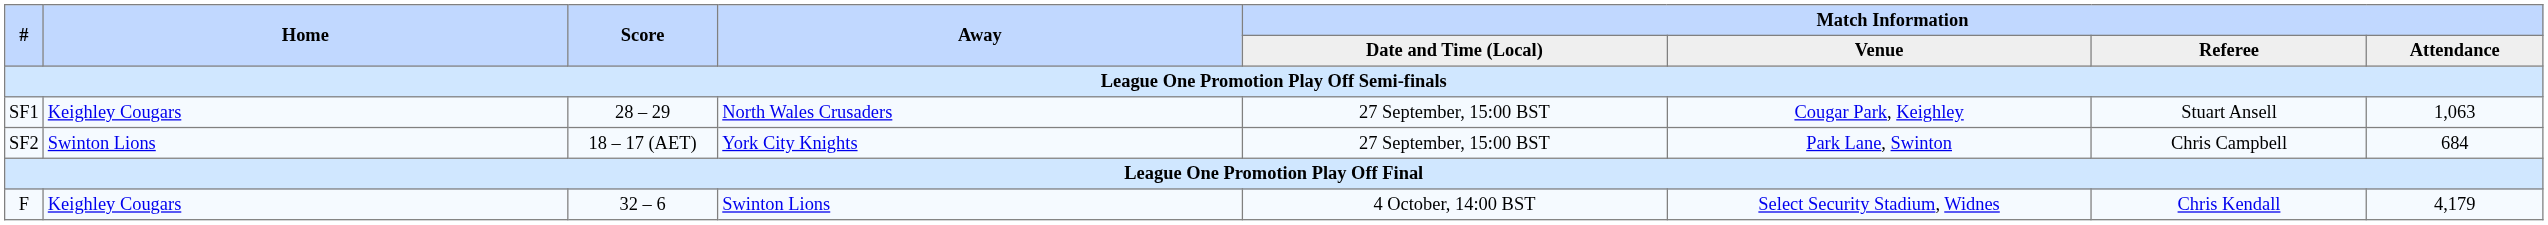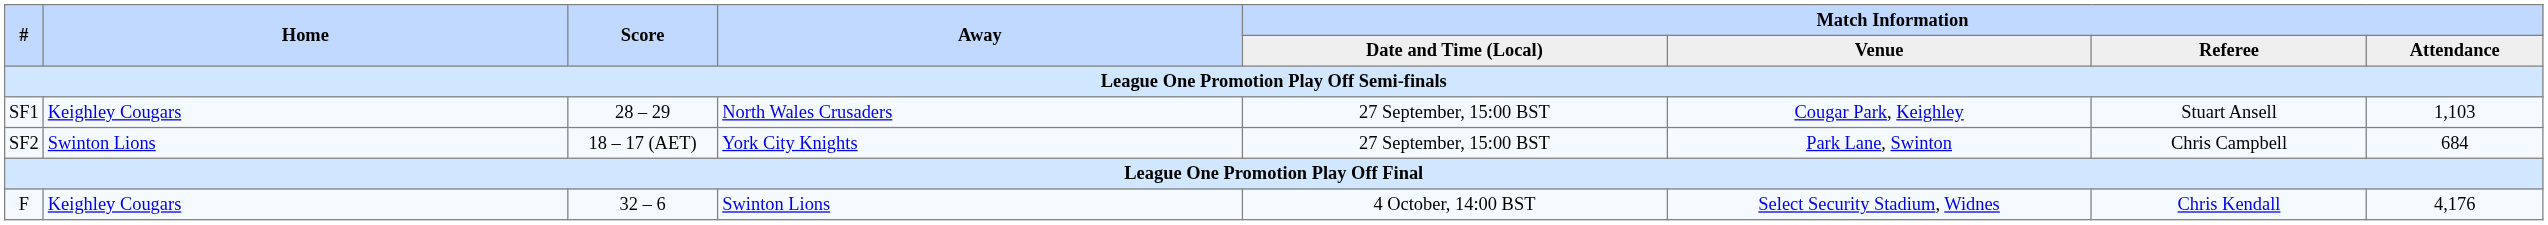(2455, 112) 1,063 -> (2455, 112) 1,103
(2455, 204) 4,179 -> (2455, 204) 4,176
